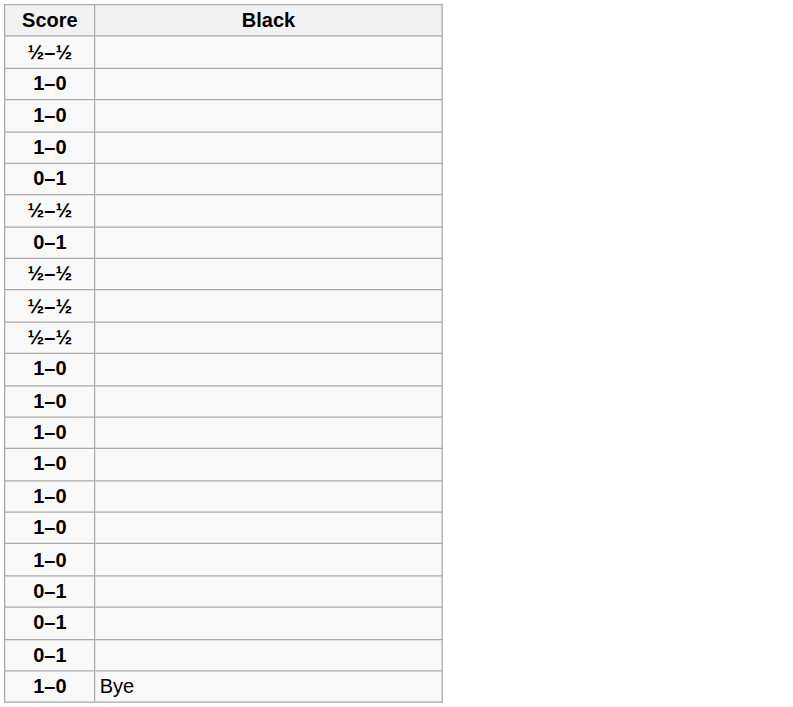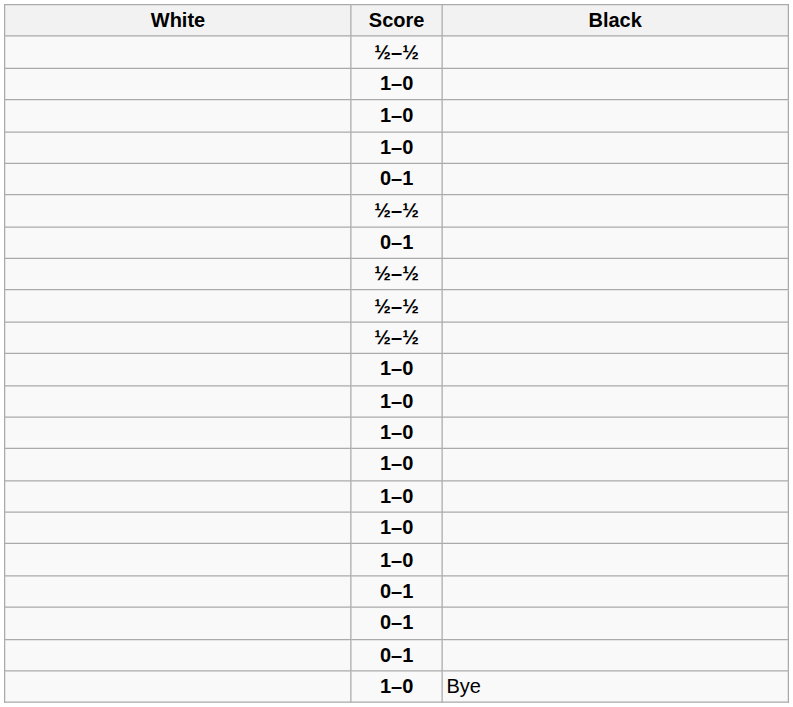+ column: (178, 20)
